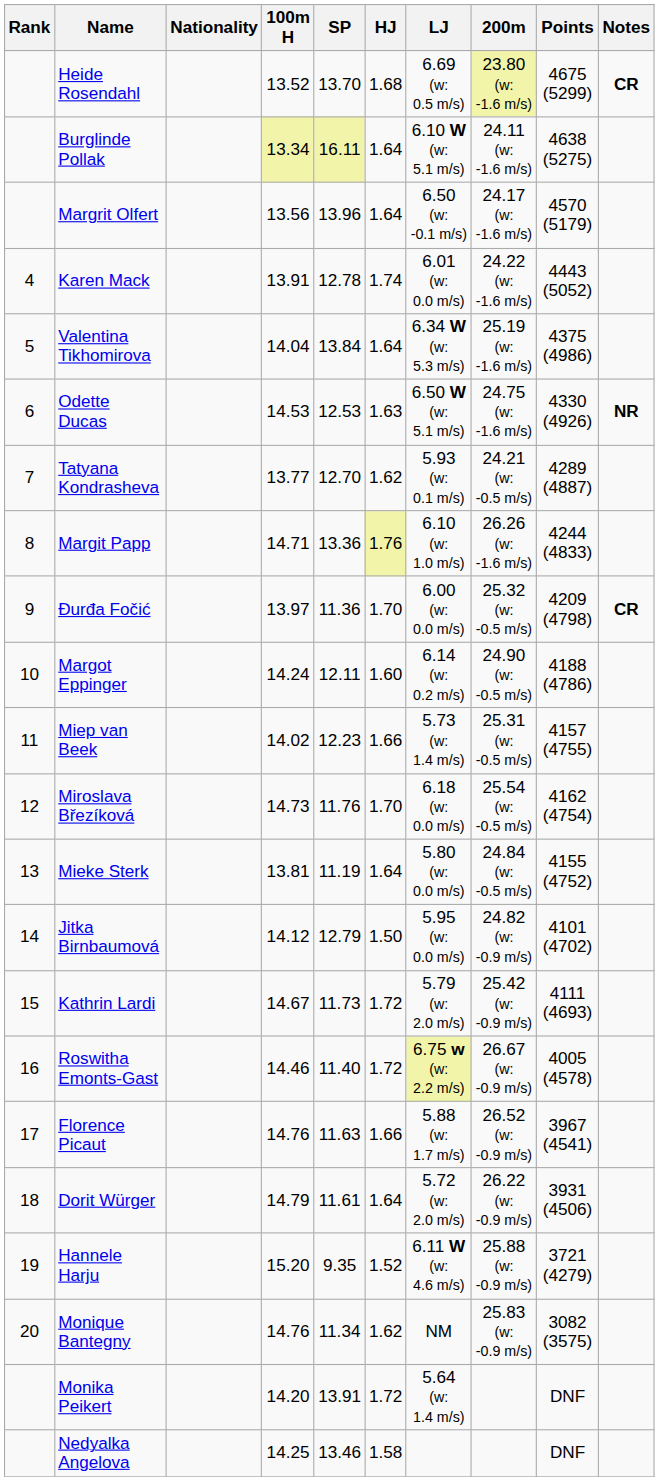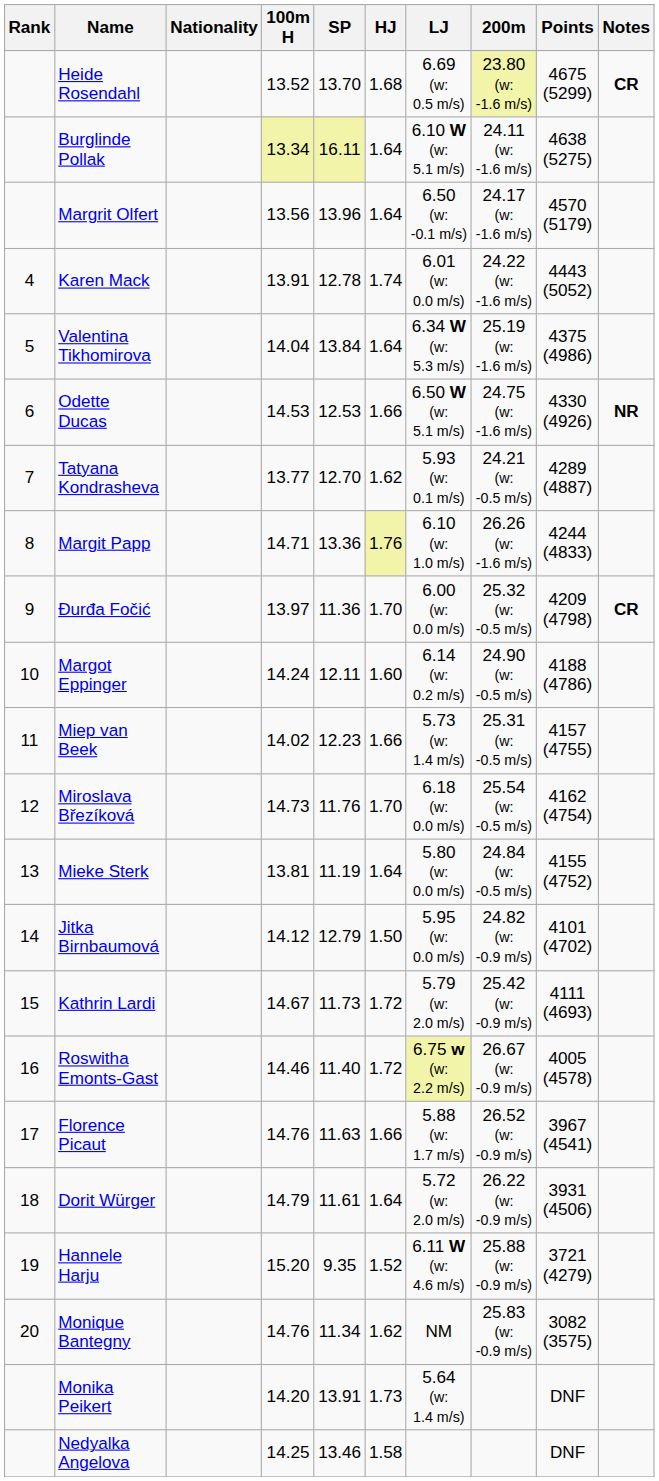(386, 412) 1.63 -> (386, 412) 1.66
(386, 1397) 1.72 -> (386, 1397) 1.73
